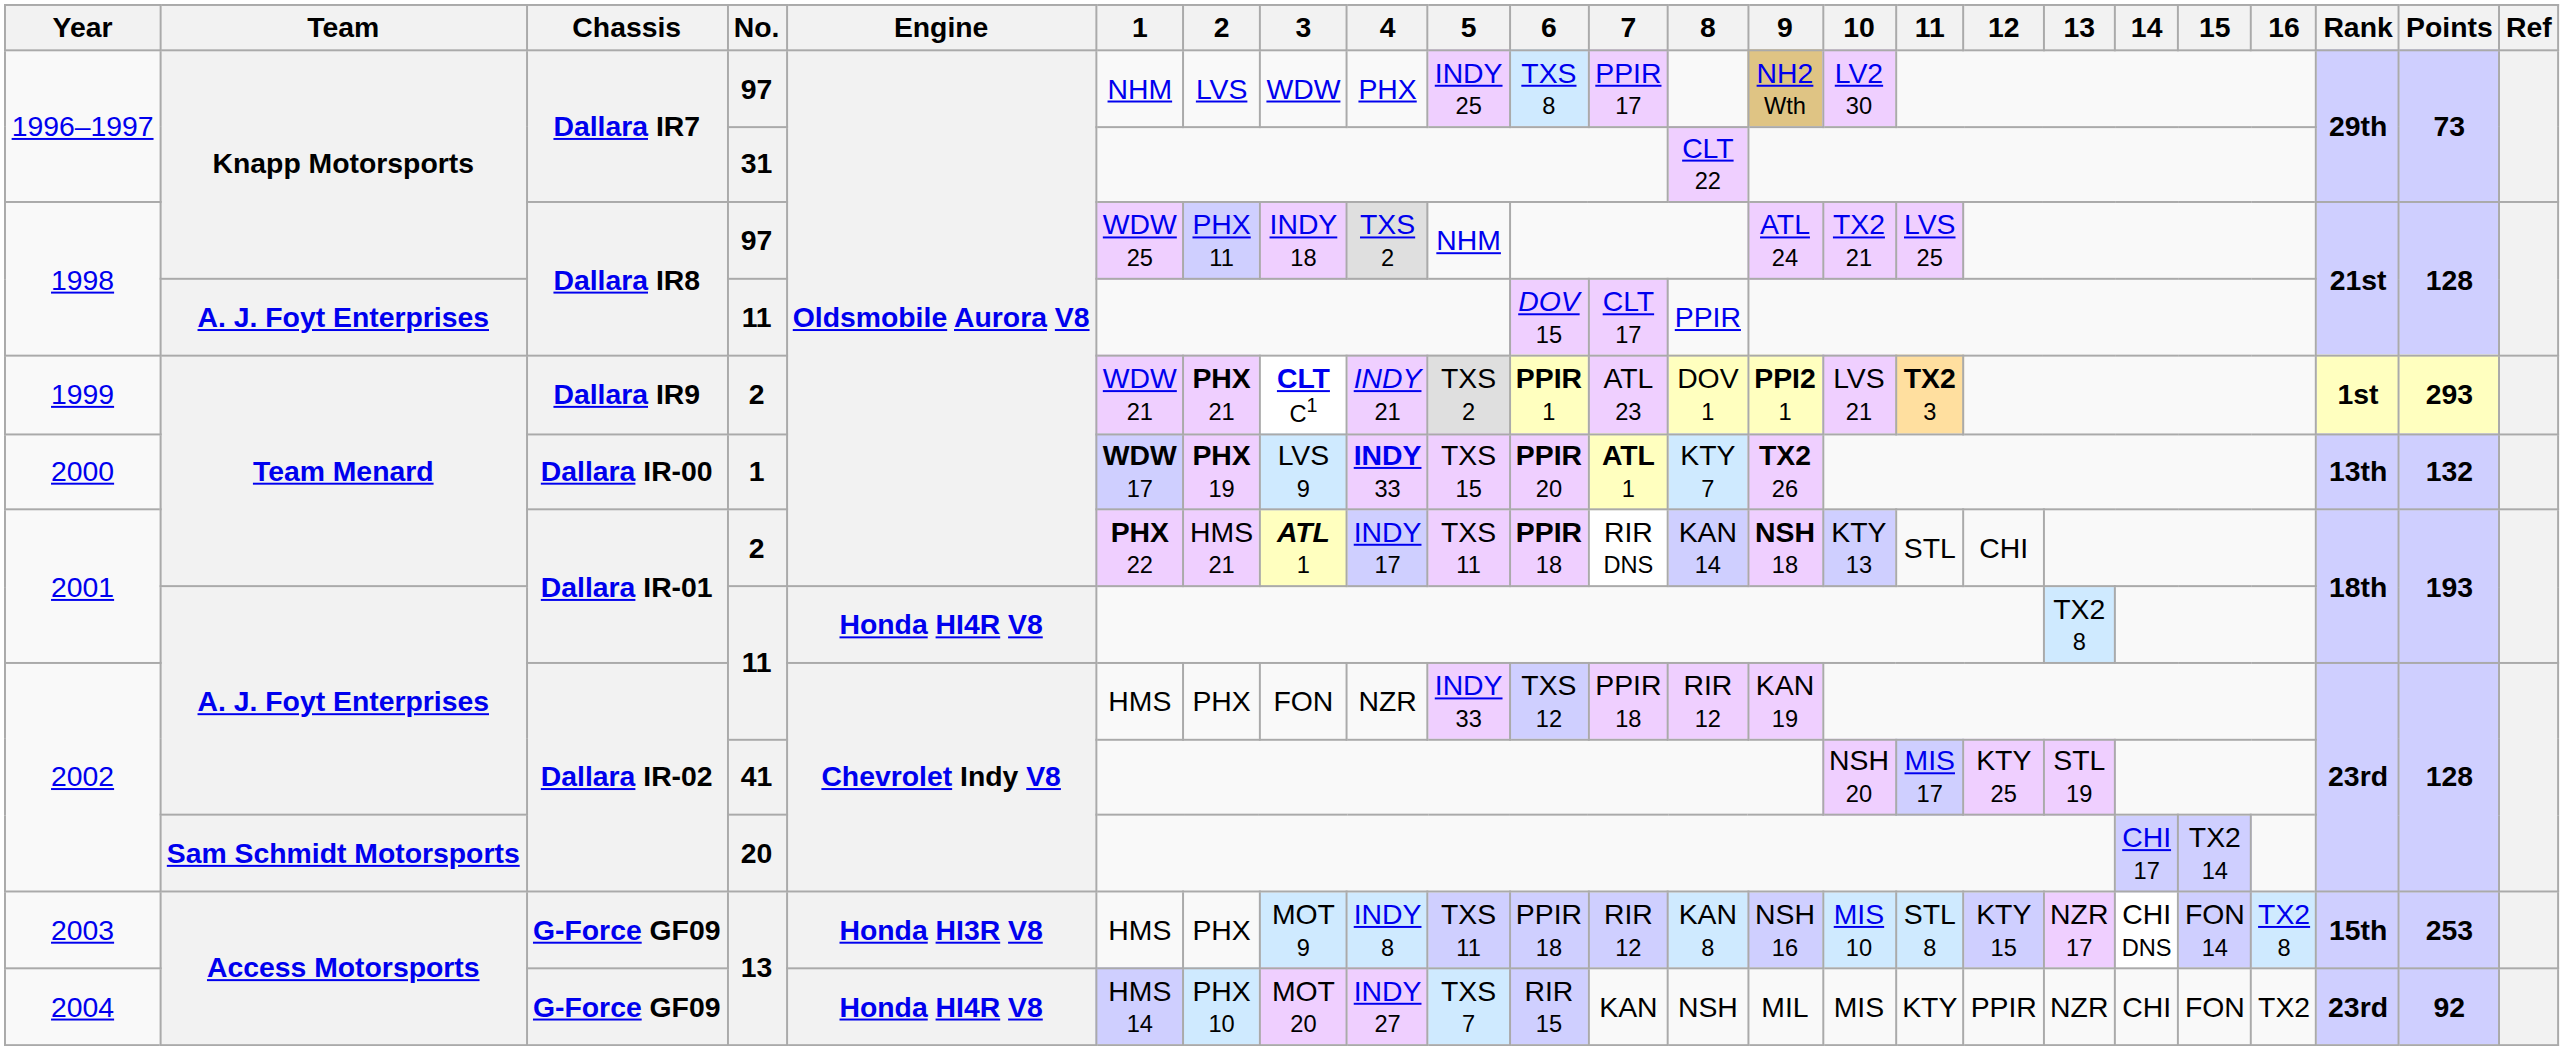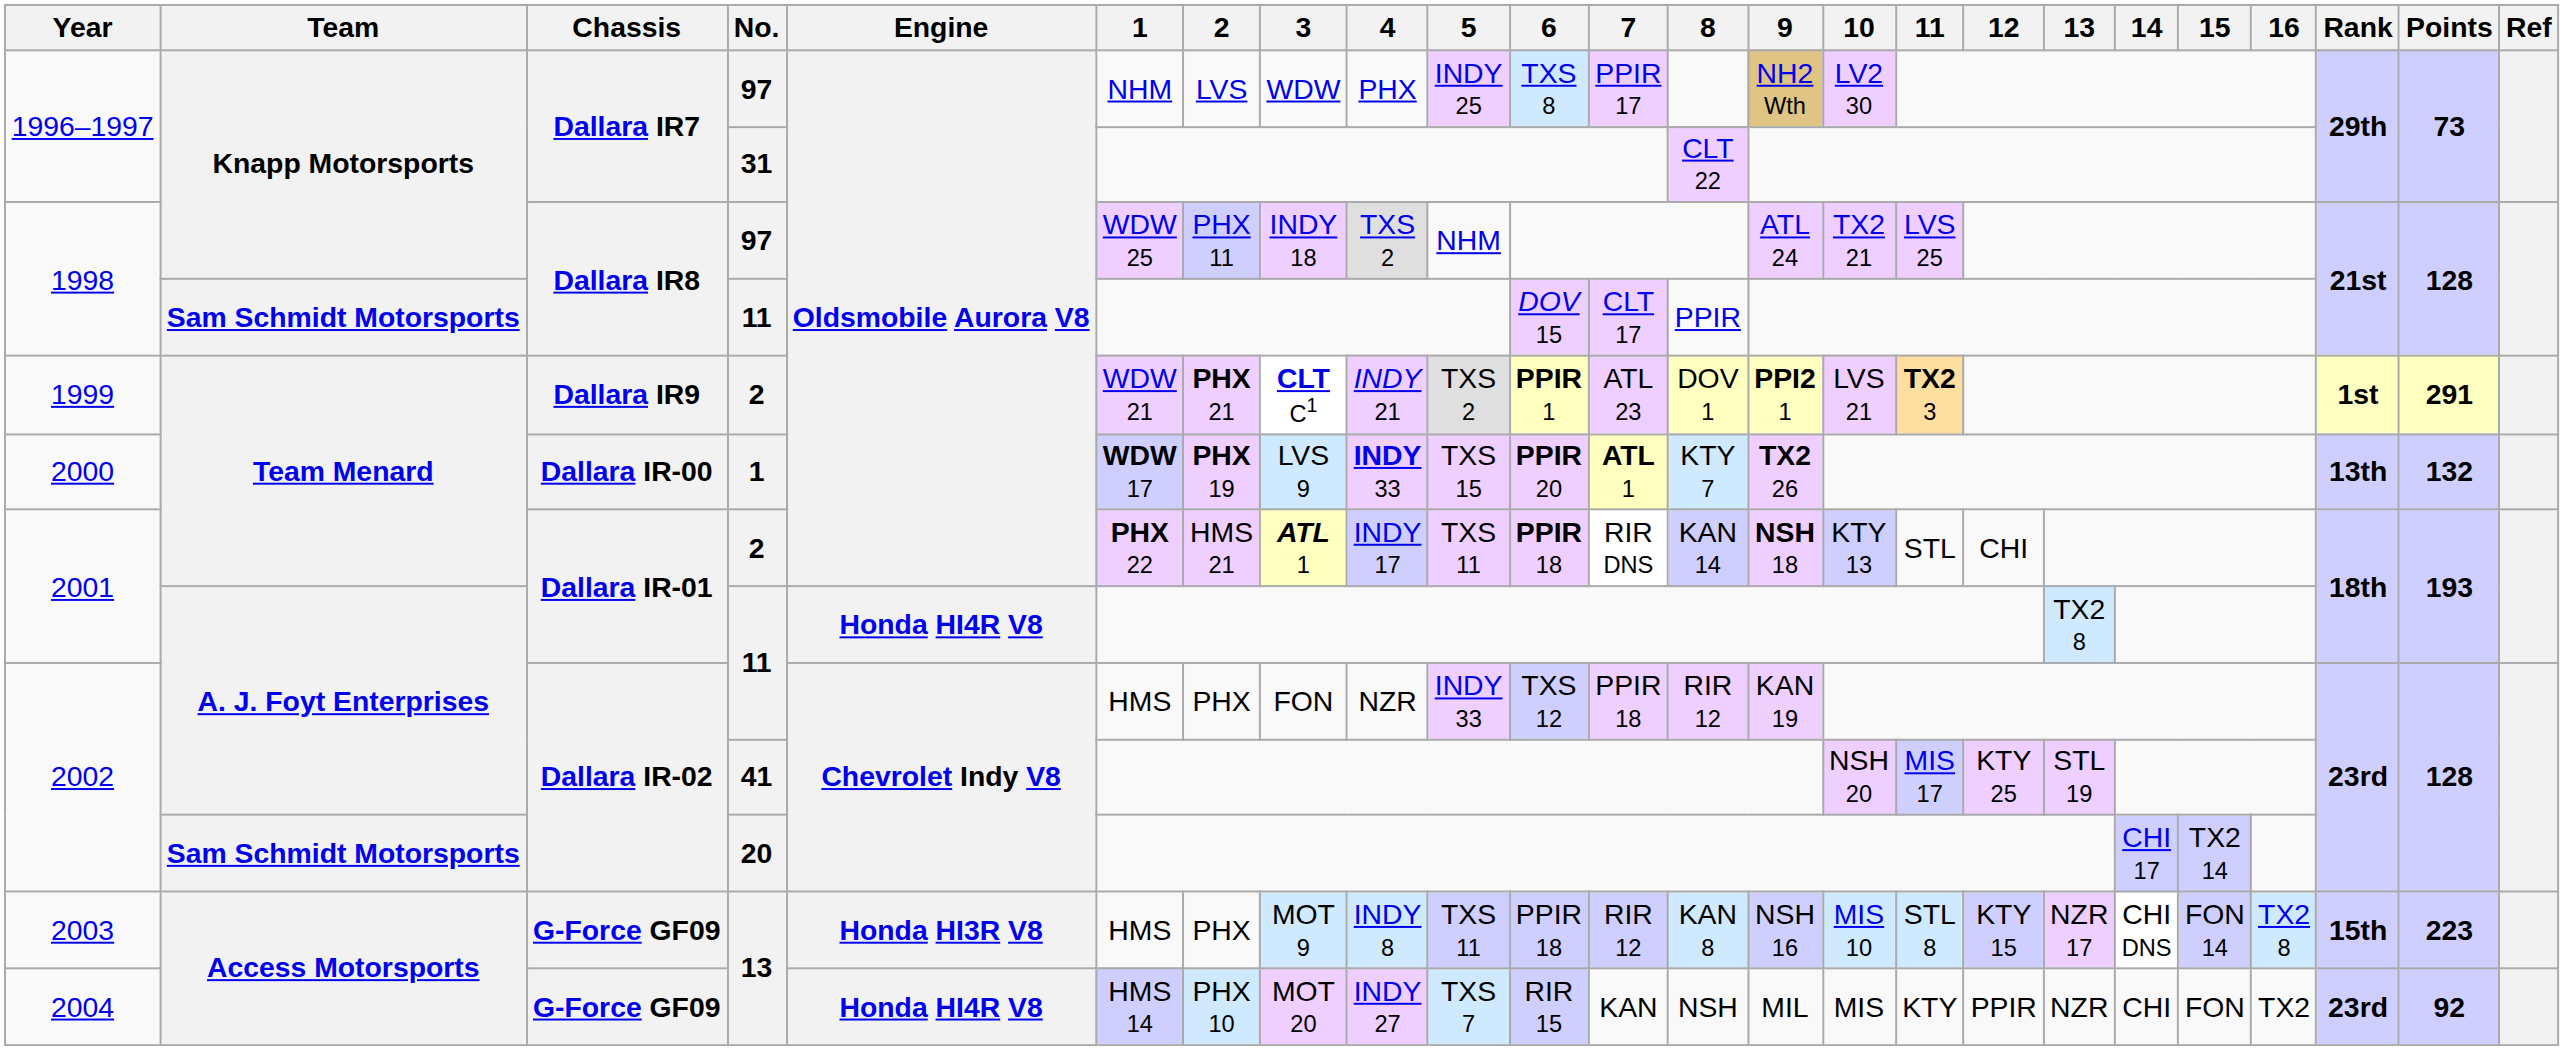(343, 317) A. J. Foyt Enterprises -> (343, 317) Sam Schmidt Motorsports
(2449, 395) 293 -> (2449, 395) 291
(2449, 930) 253 -> (2449, 930) 223
